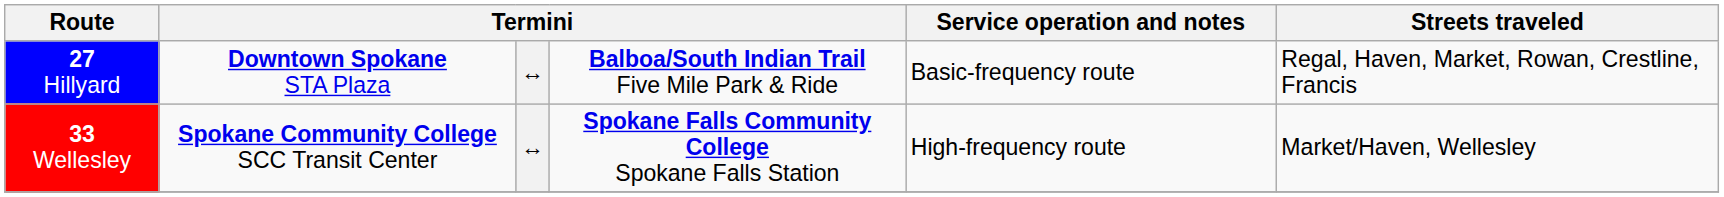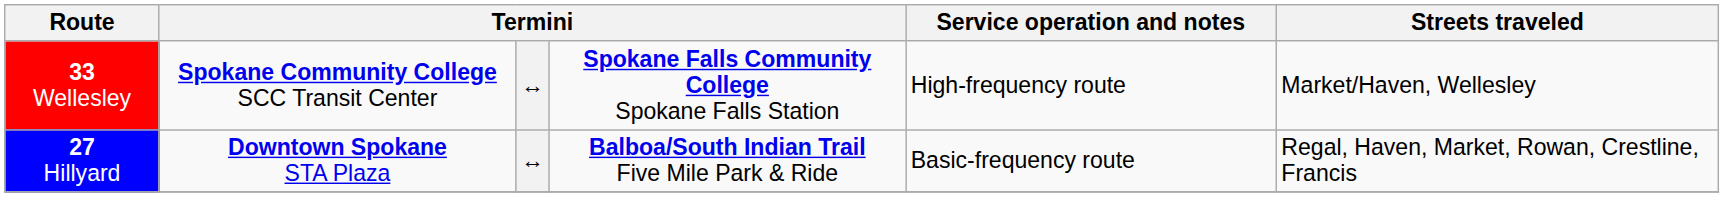rows swapped: (82, 148) <-> (82, 72)
